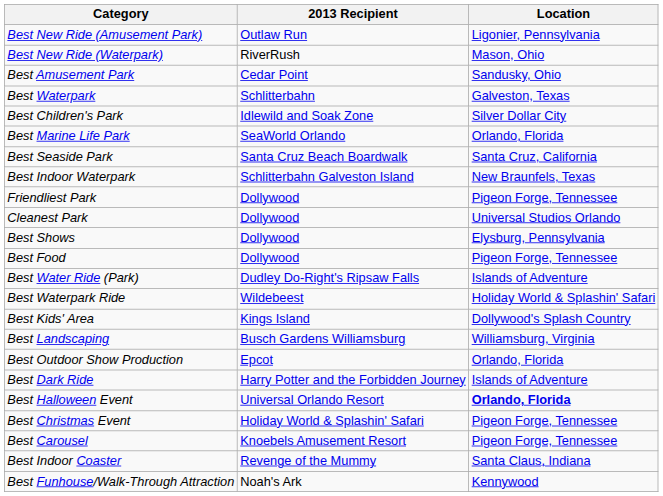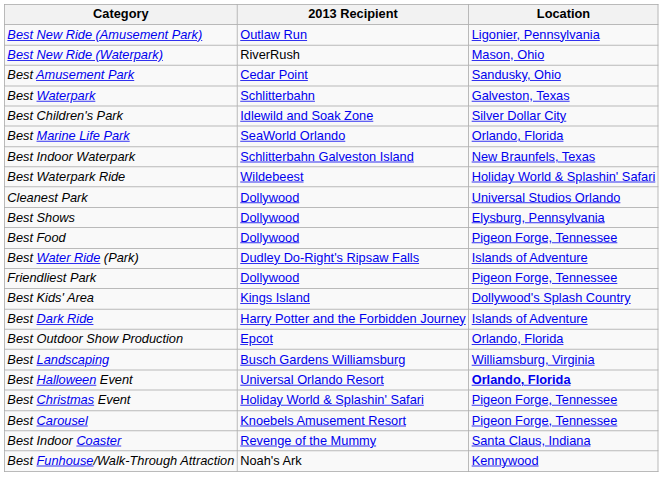- row: (60, 156)
rows swapped: (52, 197) <-> (66, 298)
rows swapped: (50, 380) <-> (58, 339)
